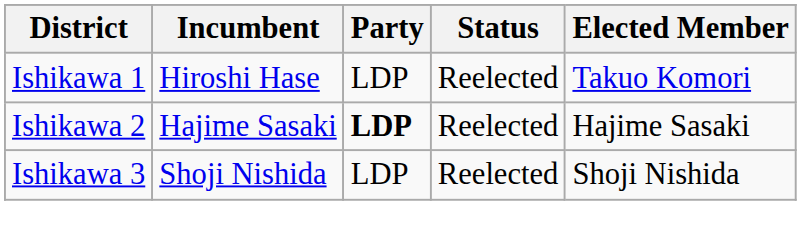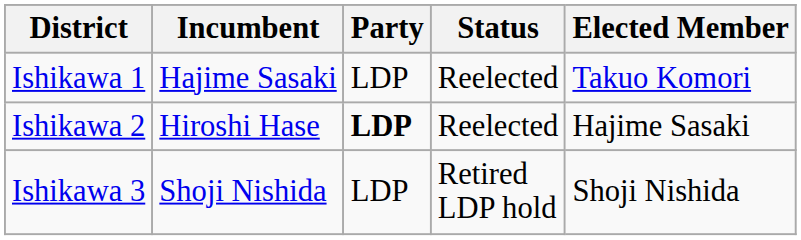(240, 77) Hiroshi Hase -> (248, 77) Hajime Sasaki
(248, 125) Hajime Sasaki -> (240, 125) Hiroshi Hase
(498, 174) Reelected -> (497, 191) Retired LDP hold
